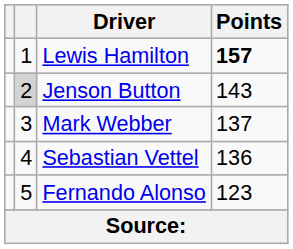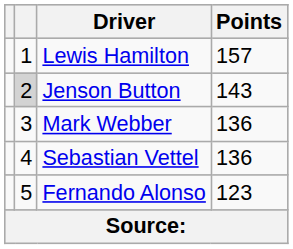(234, 56) bold -> (234, 56) normal
(234, 124) 137 -> (234, 124) 136
